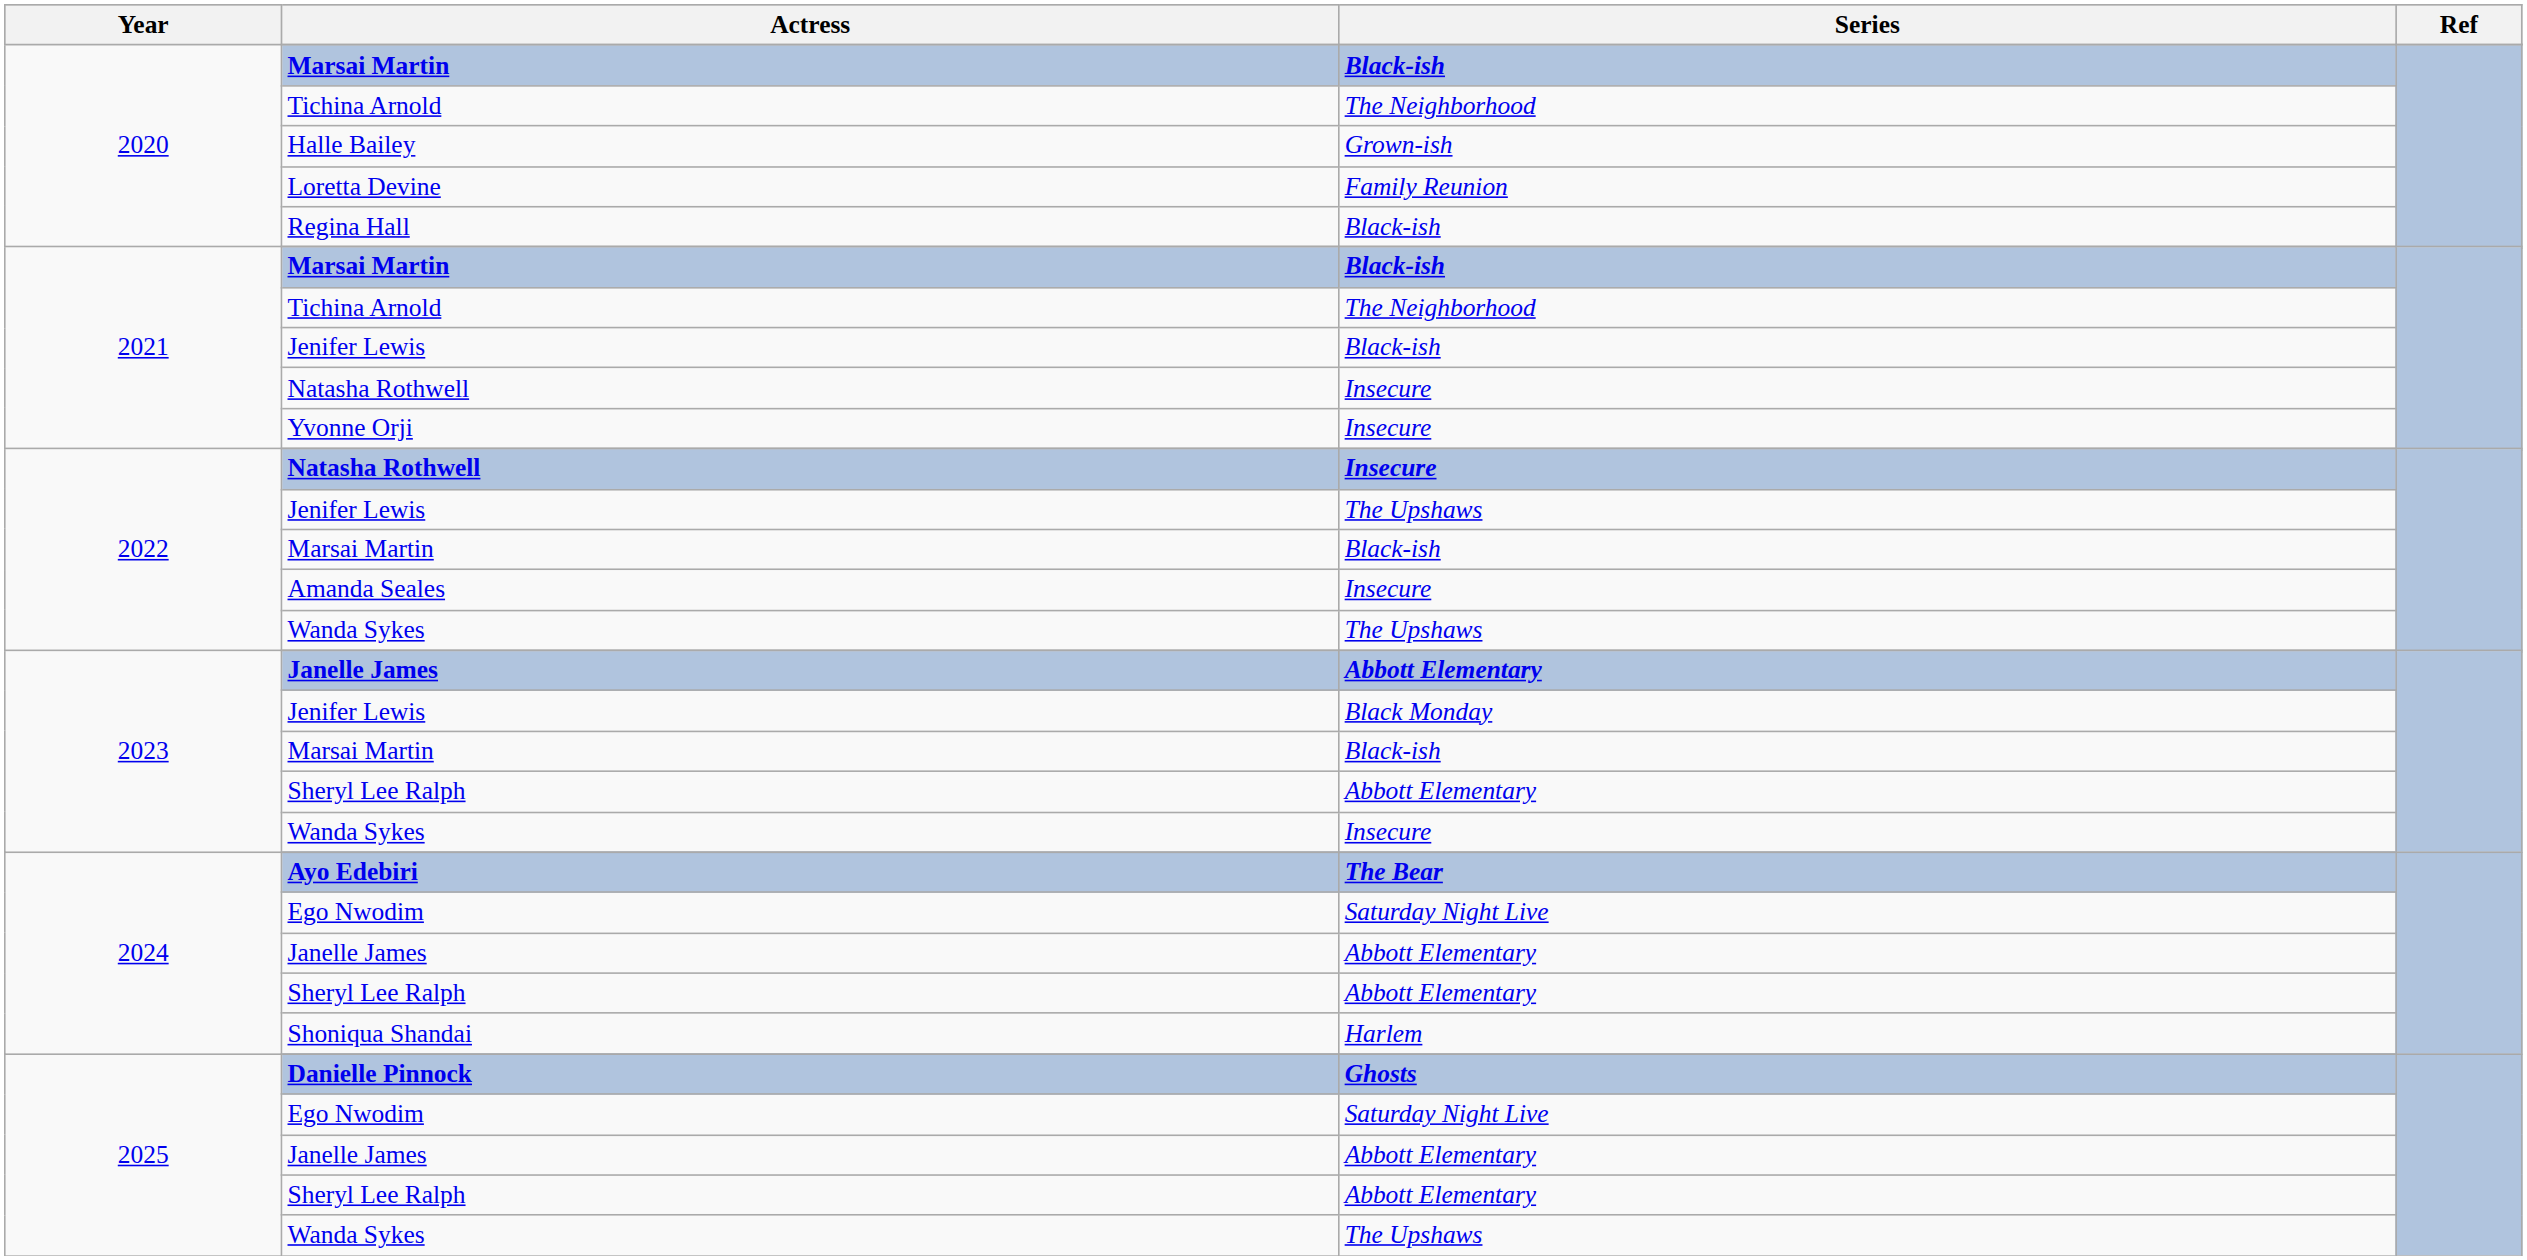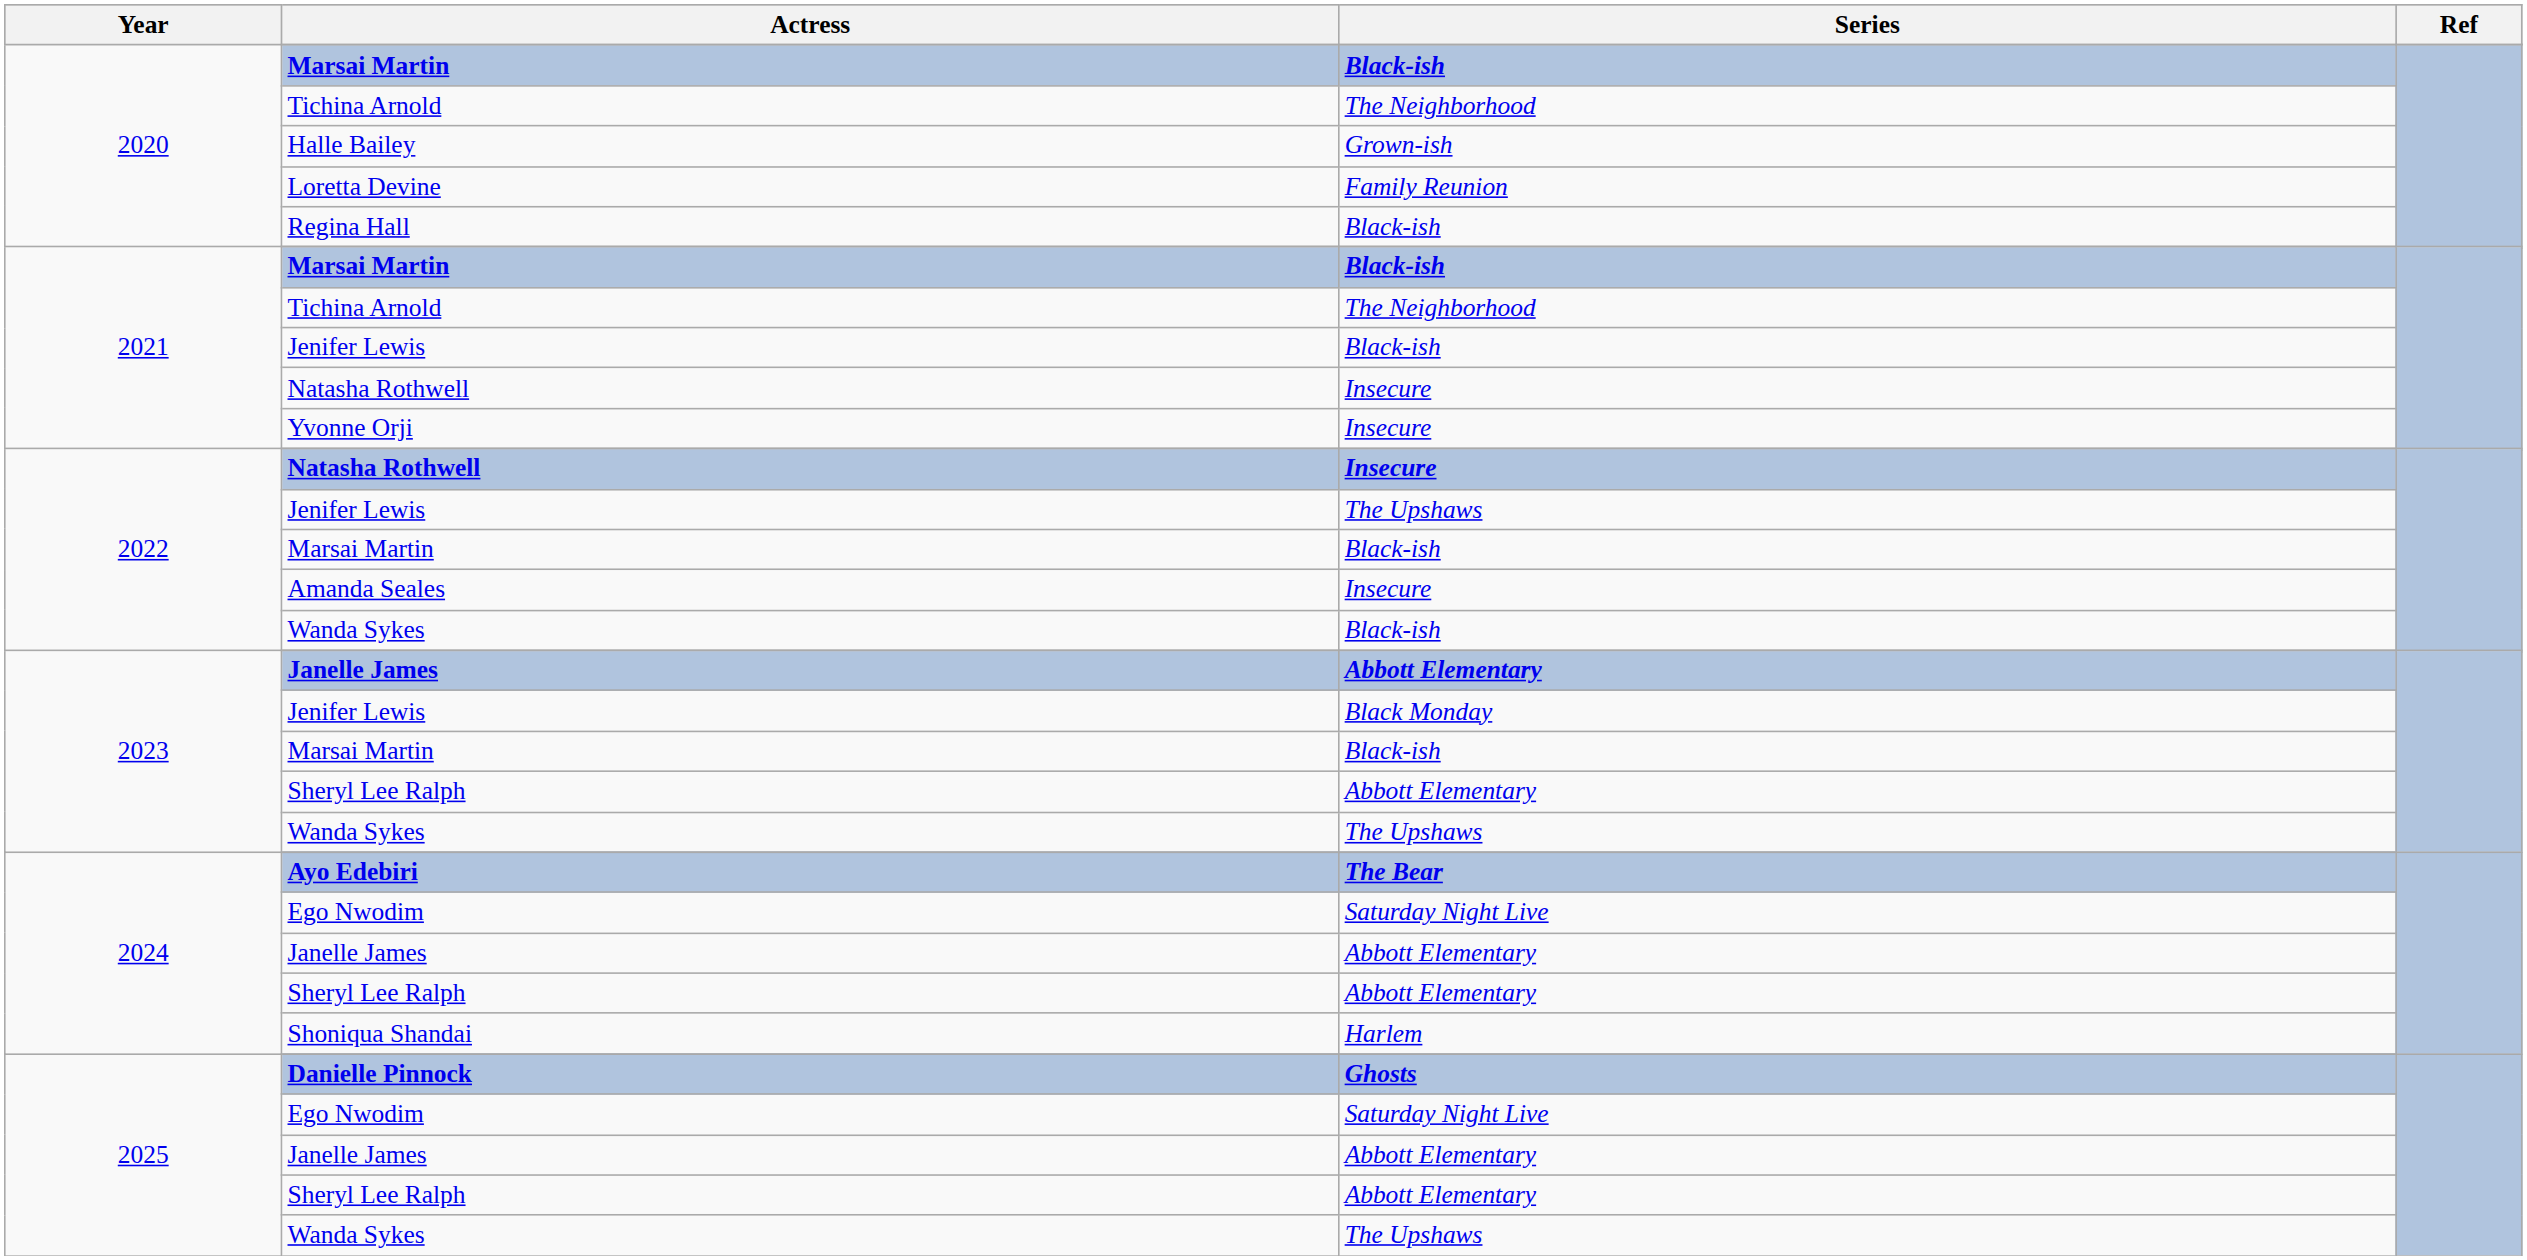(1414, 629) The Upshaws -> (1393, 629) Black-ish
(1388, 831) Insecure -> (1414, 831) The Upshaws
